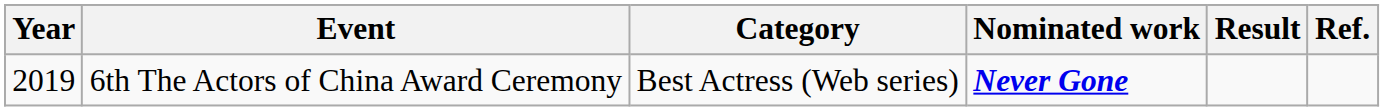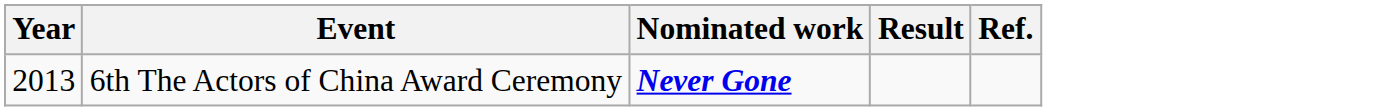- column: (798, 29)
(44, 79) 2019 -> (44, 79) 2013
